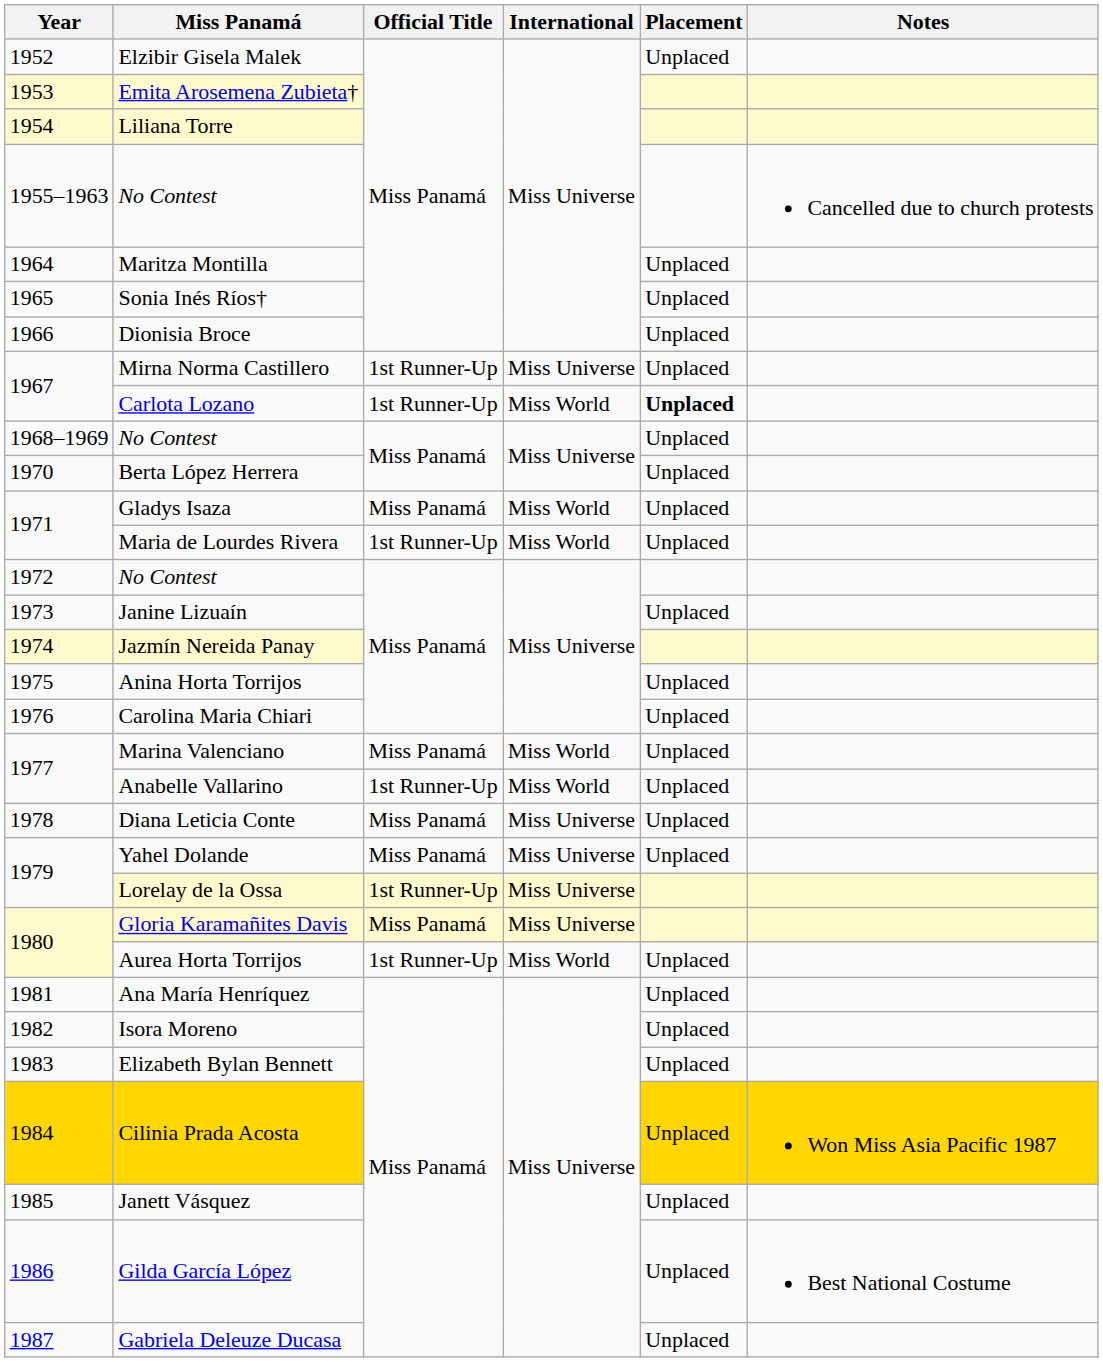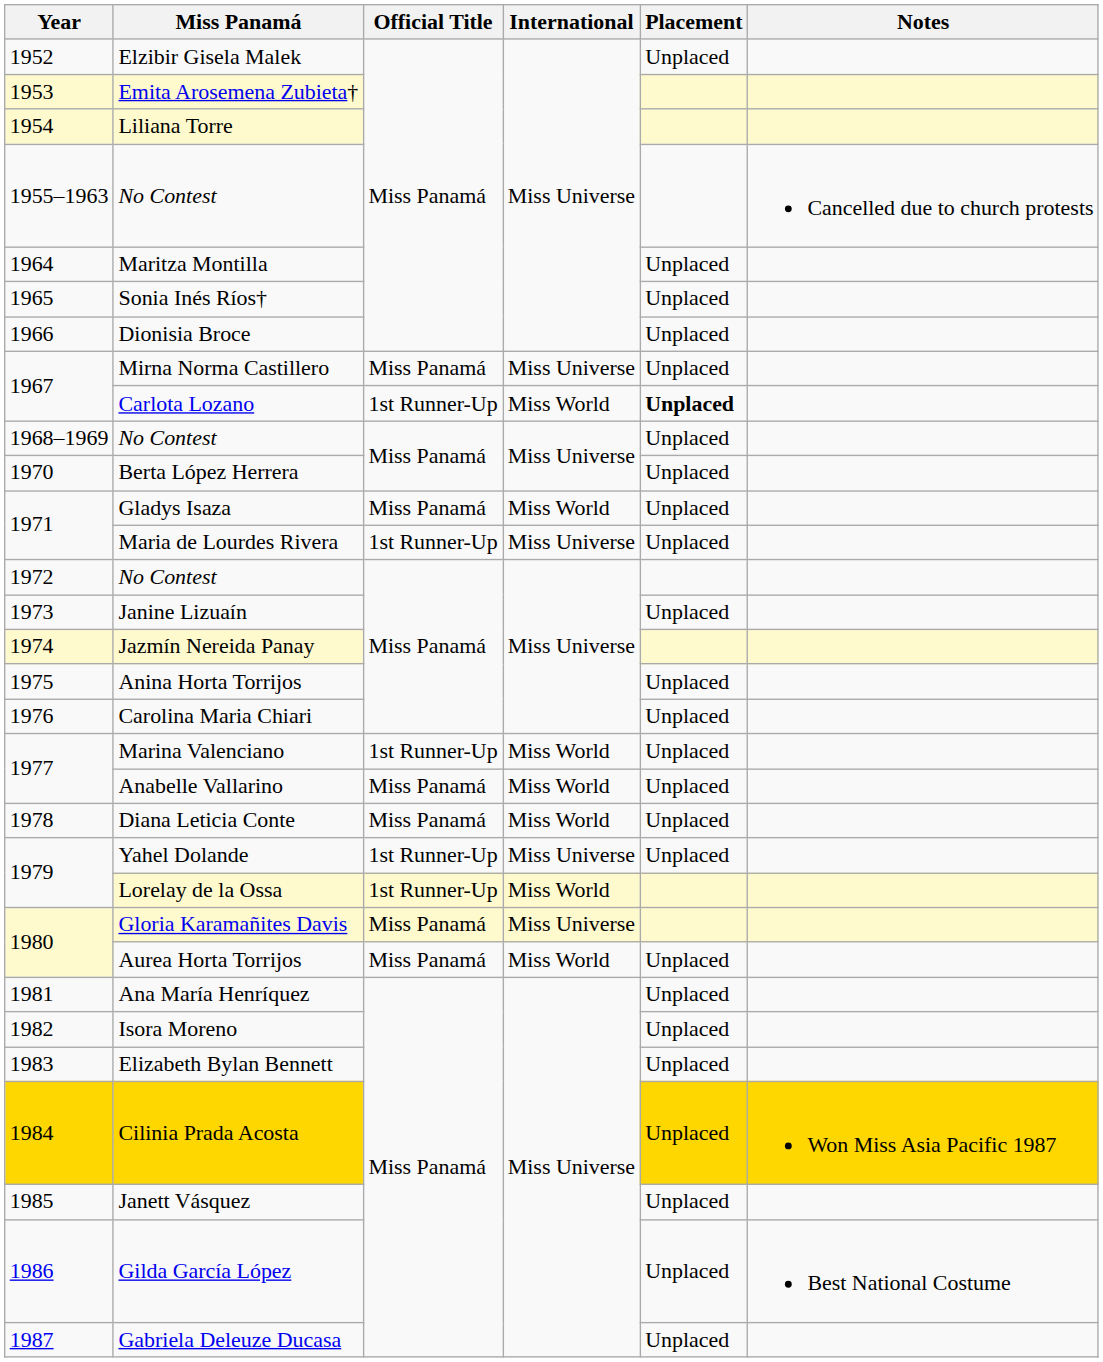(433, 368) 1st Runner-Up -> (427, 368) Miss Panamá
(559, 542) Miss World -> (571, 542) Miss Universe
(427, 750) Miss Panamá -> (433, 750) 1st Runner-Up
(433, 785) 1st Runner-Up -> (427, 785) Miss Panamá
(571, 820) Miss Universe -> (559, 820) Miss World
(427, 855) Miss Panamá -> (433, 855) 1st Runner-Up
(571, 889) Miss Universe -> (559, 889) Miss World
(433, 959) 1st Runner-Up -> (427, 959) Miss Panamá
